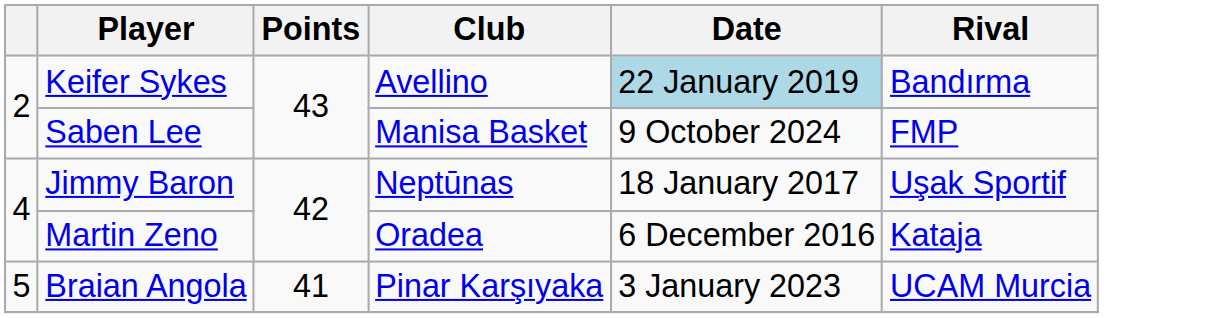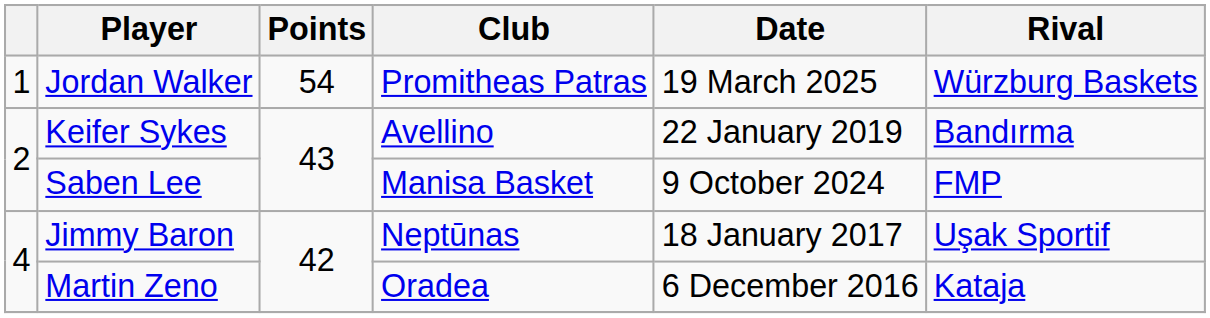+ row: (149, 81)
(739, 81) lightblue background -> (782, 132) no background
- row: (146, 286)
